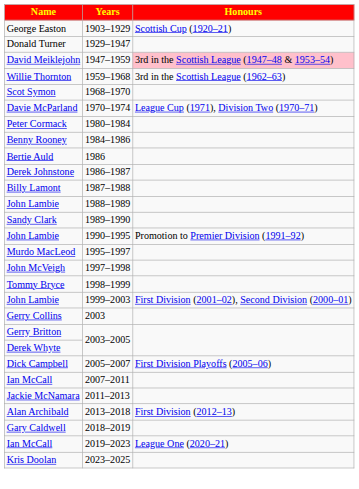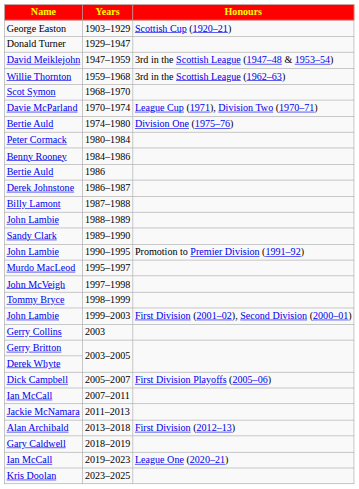(234, 60) pink background -> (234, 60) no background
+ row: (30, 124)
